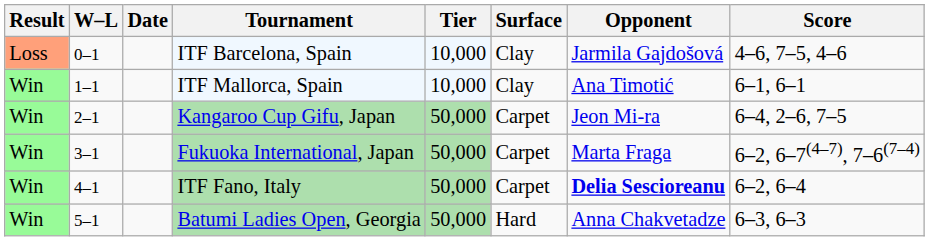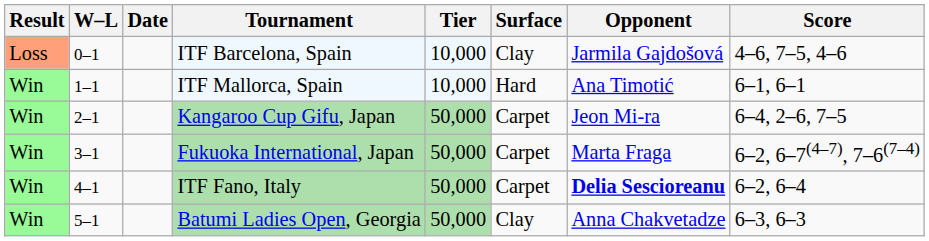(515, 85) Clay -> (516, 85) Hard
(516, 219) Hard -> (515, 219) Clay
